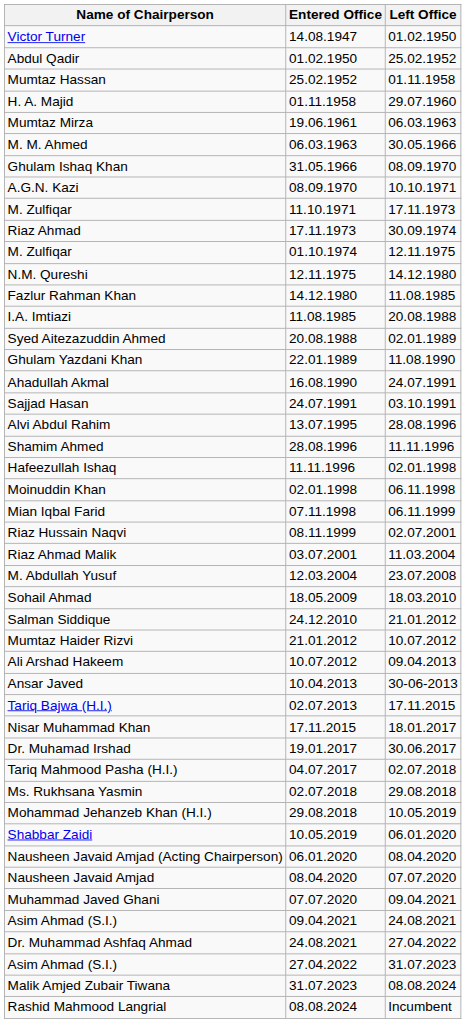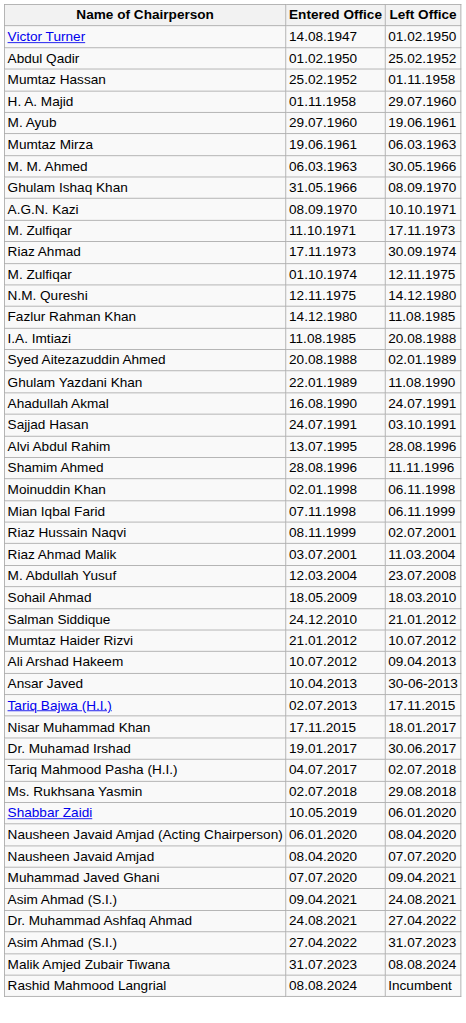+ row: (32, 123)
- row: (62, 468)
- row: (110, 813)
